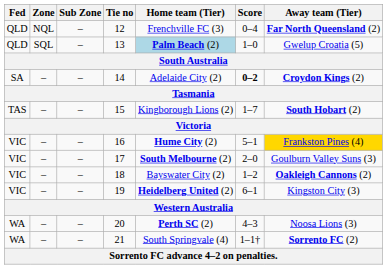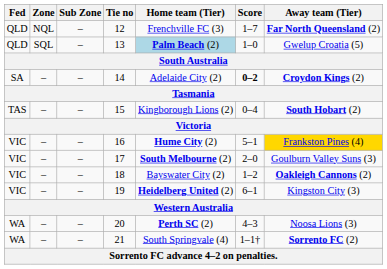(250, 28) 0–4 -> (250, 28) 1–7
(250, 110) 1–7 -> (250, 110) 0–4
